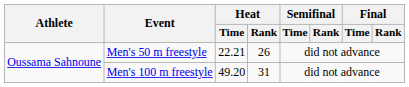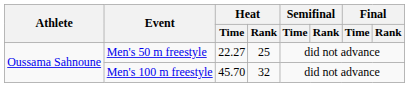(232, 53) 22.21 -> (232, 53) 22.27
(264, 53) 26 -> (264, 53) 25
(232, 72) 49.20 -> (232, 72) 45.70
(264, 72) 31 -> (264, 72) 32
